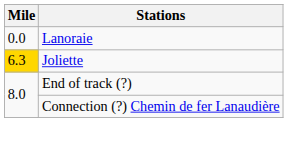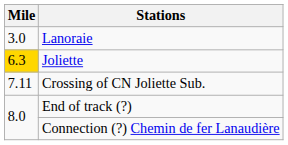(17, 38) 0.0 -> (17, 38) 3.0
+ row: (124, 83)
